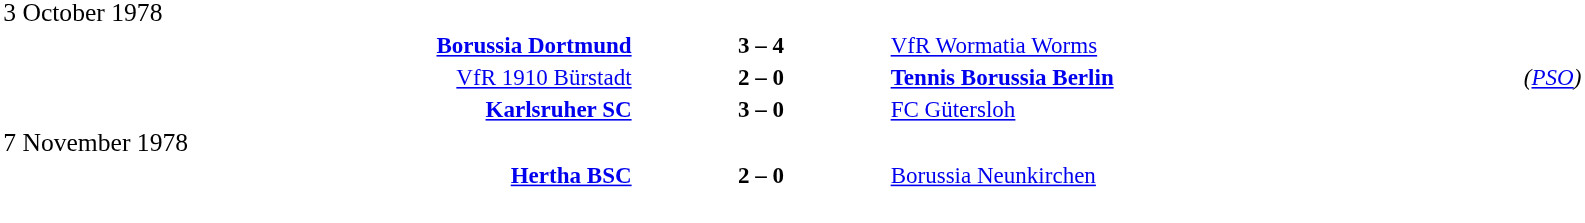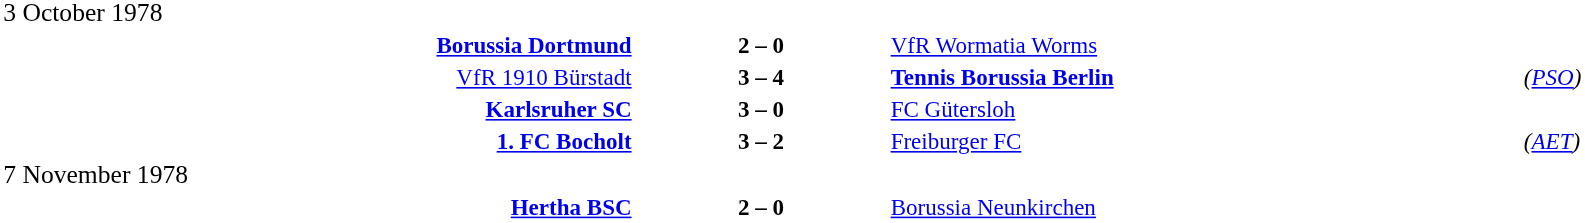(761, 45) 3 – 4 -> (761, 45) 2 – 0
(761, 77) 2 – 0 -> (761, 77) 3 – 4
+ row: (564, 141)
